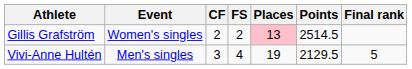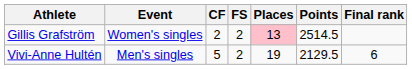(217, 55) 3 -> (217, 55) 5
(239, 55) 4 -> (239, 55) 2
(374, 55) 5 -> (374, 55) 6
